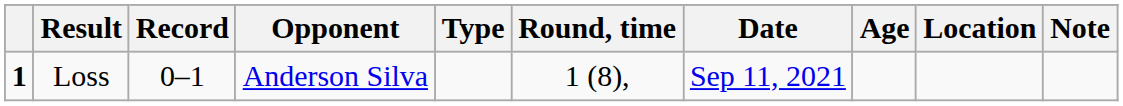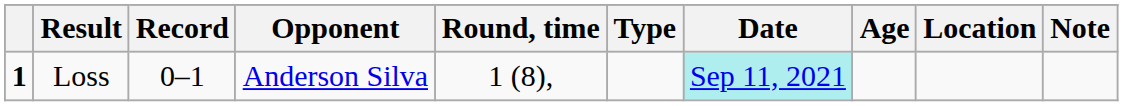columns swapped: (473, 28) <-> (597, 28)
(768, 75) no background -> (768, 75) paleturquoise background
